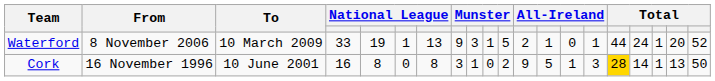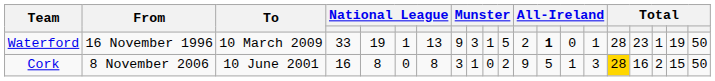(149, 43) 8 November 2006 -> (149, 43) 16 November 1996
(549, 43) normal -> (549, 43) bold
(619, 43) 44 -> (619, 43) 28
(641, 43) 24 -> (641, 43) 23
(677, 43) 20 -> (677, 43) 19
(699, 43) 52 -> (699, 43) 50
(149, 65) 16 November 1996 -> (149, 65) 8 November 2006
(641, 65) 14 -> (641, 65) 16
(659, 65) 1 -> (659, 65) 2
(677, 65) 13 -> (677, 65) 15
